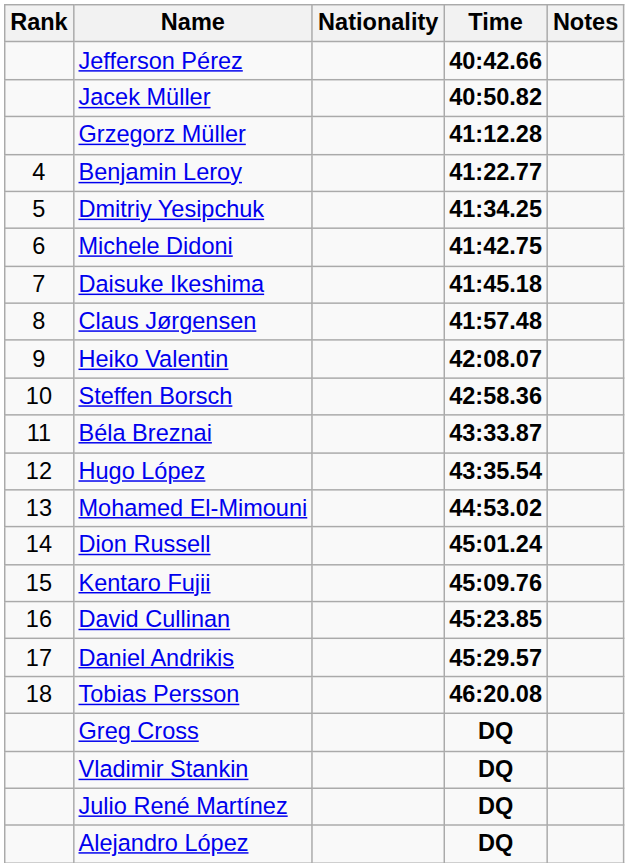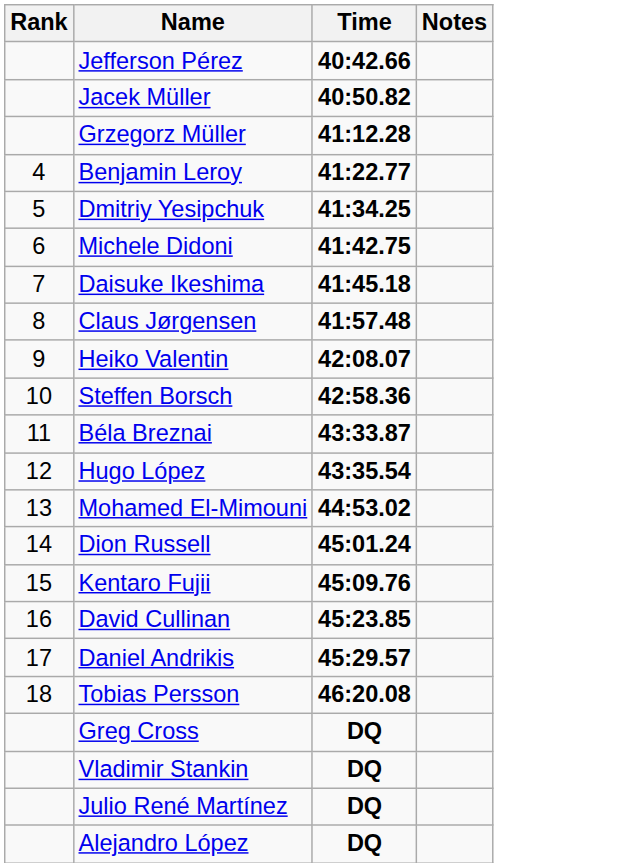- column: (378, 23)
